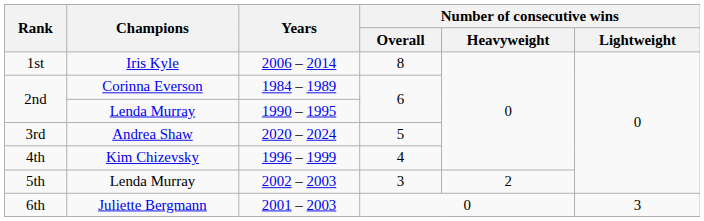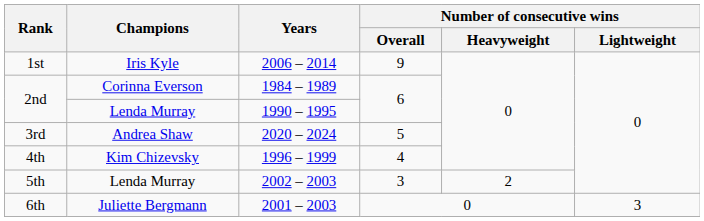(401, 63) 8 -> (401, 63) 9
